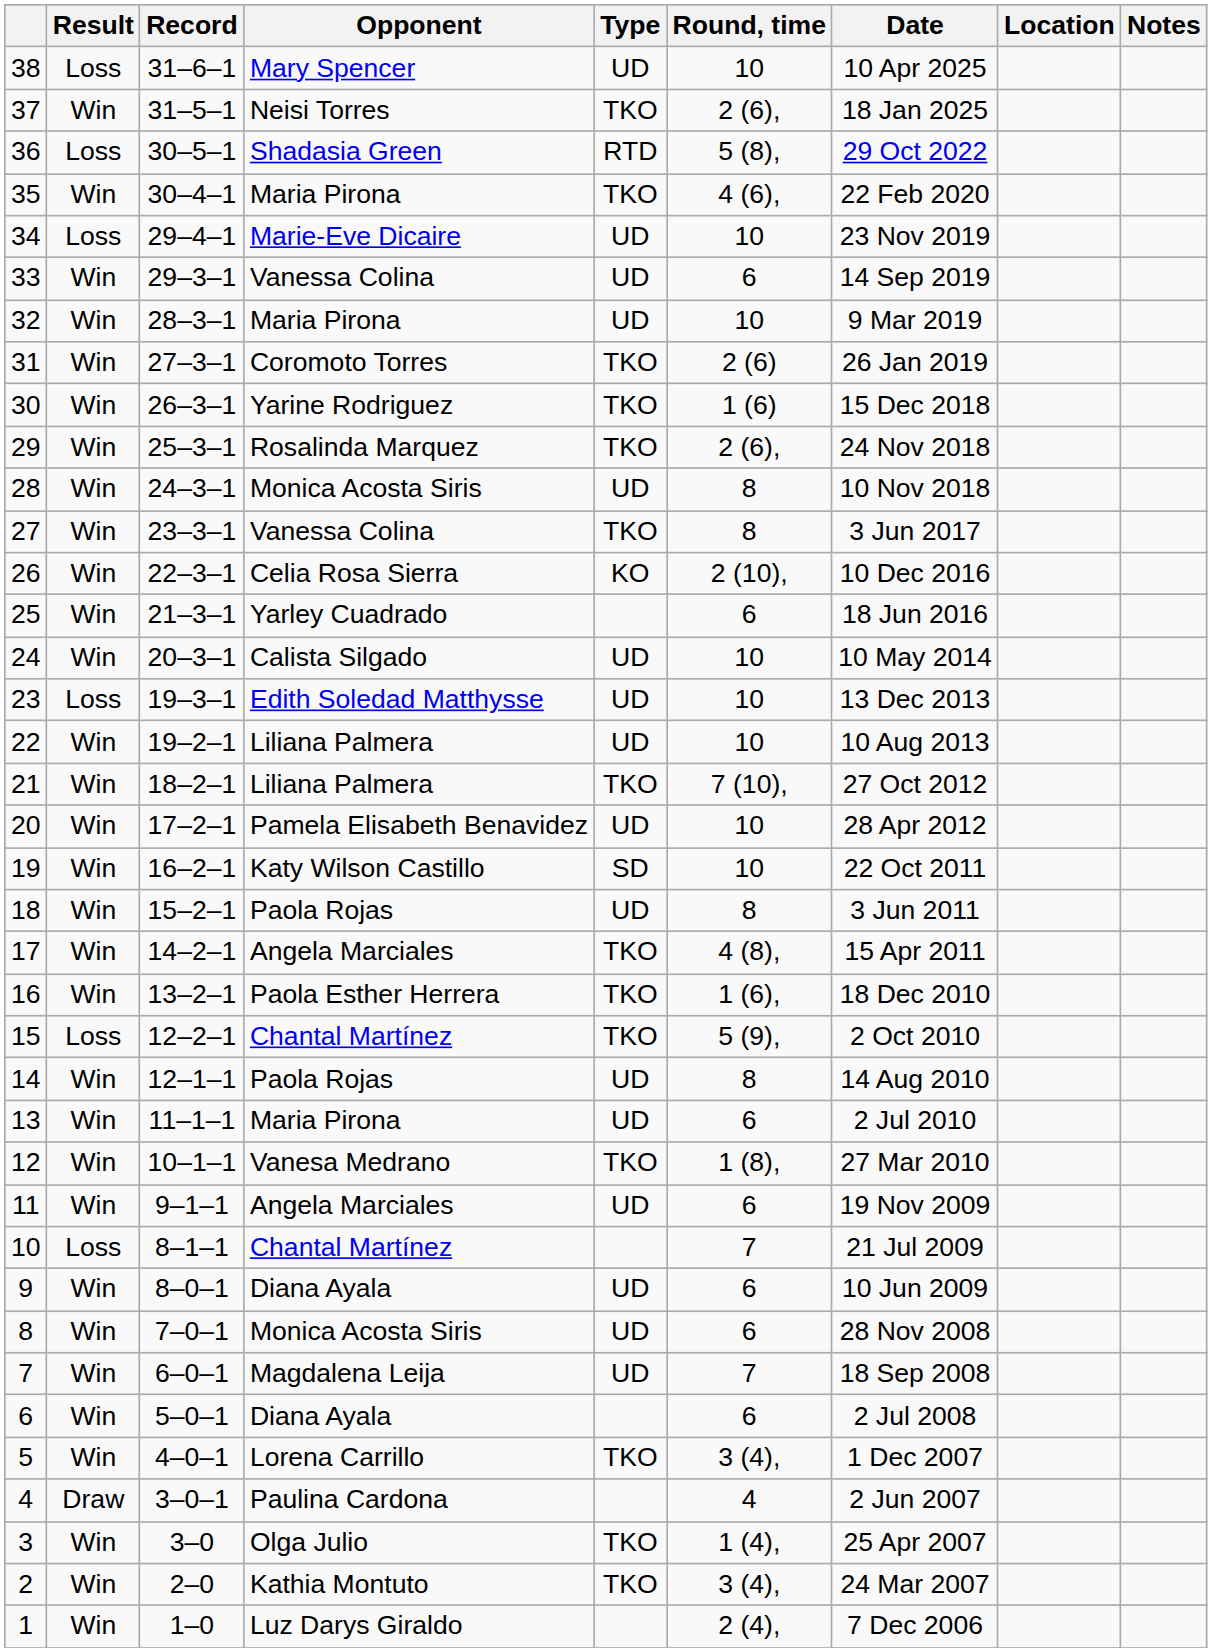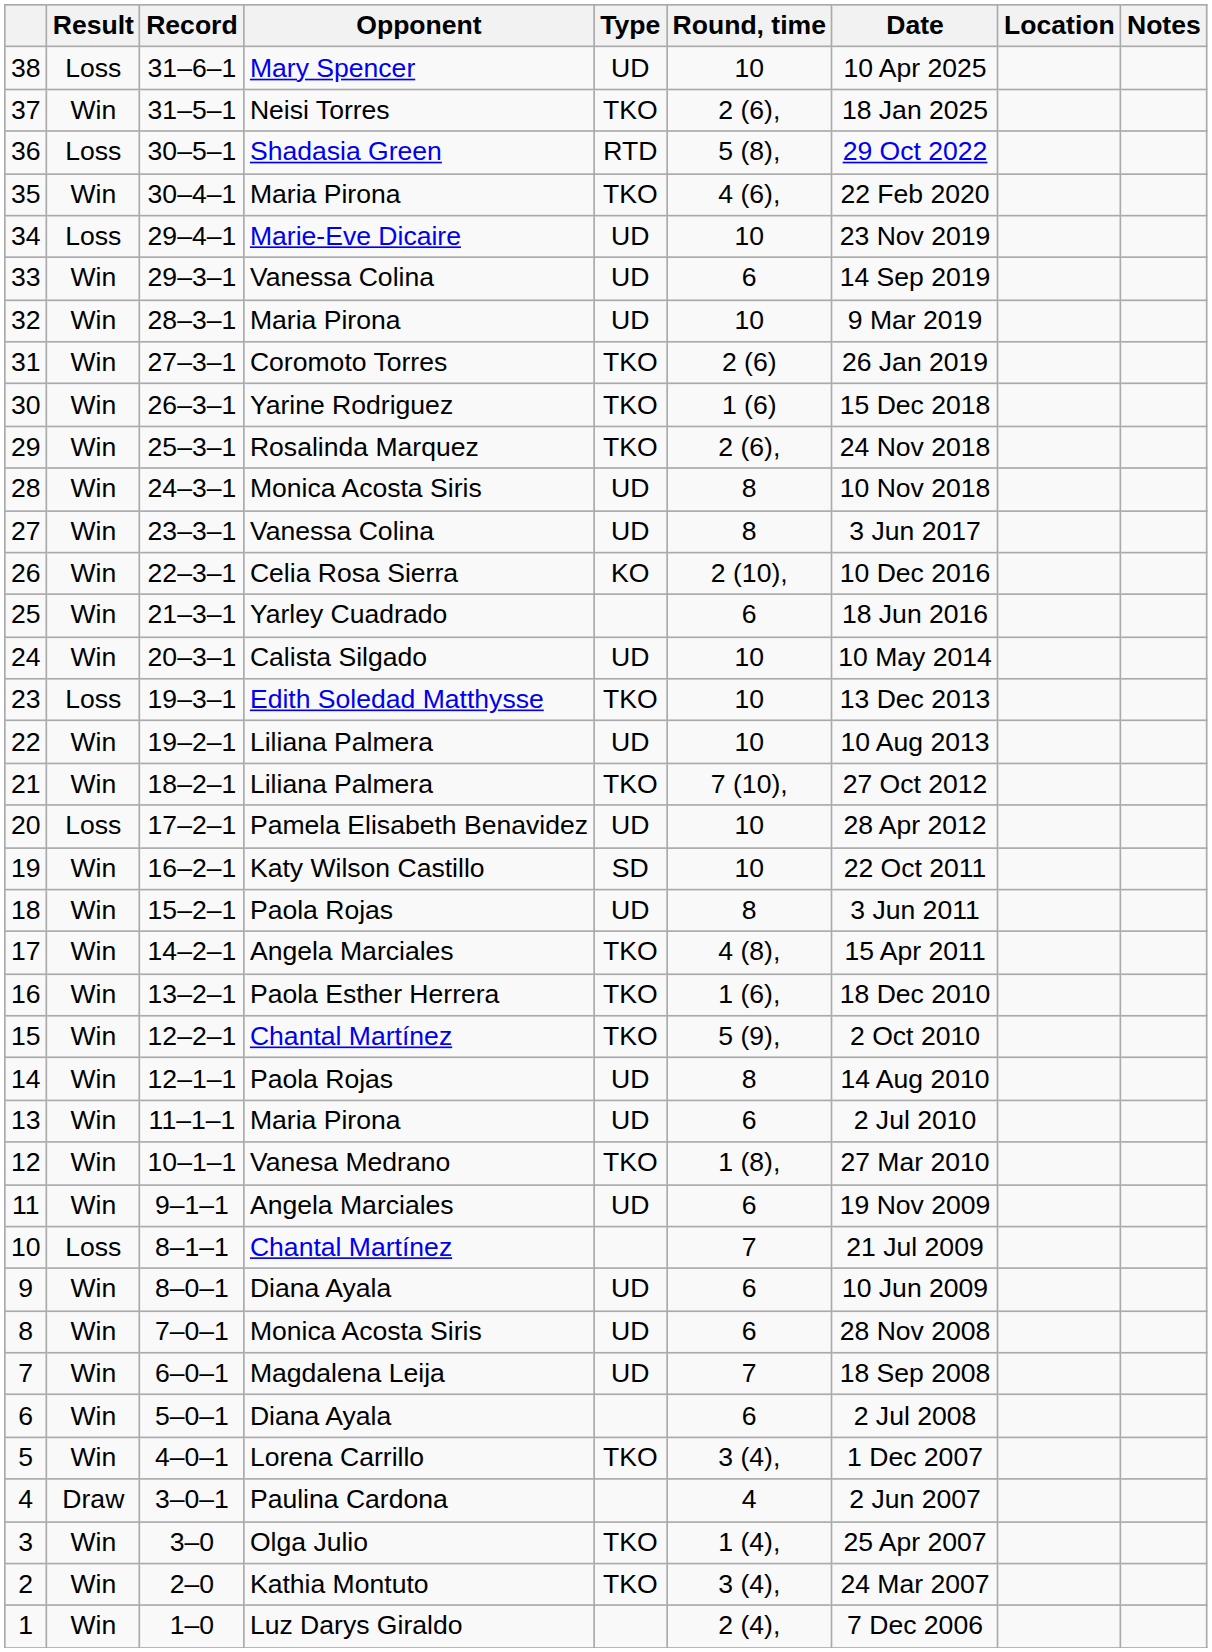(630, 531) TKO -> (630, 531) UD
(630, 699) UD -> (630, 699) TKO
(93, 825) Win -> (93, 825) Loss
(93, 1036) Loss -> (93, 1036) Win
